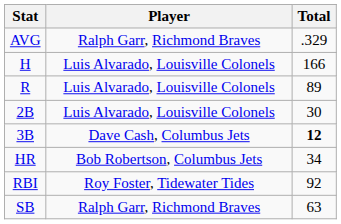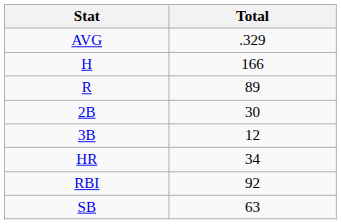- column: (169, 16)
(314, 135) bold -> (252, 135) normal
